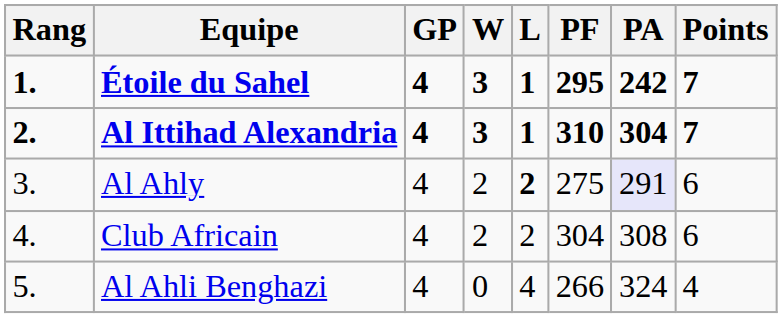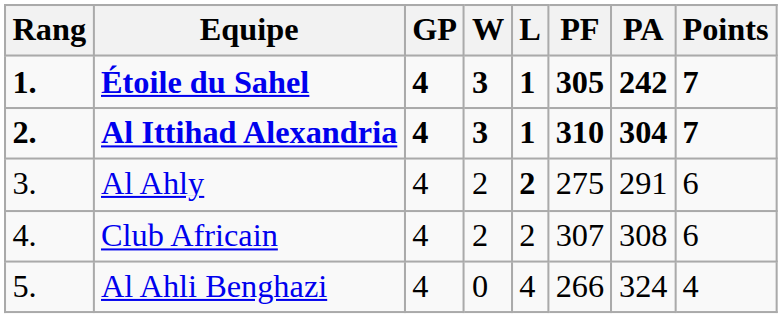(580, 81) 295 -> (580, 81) 305
(643, 183) lavender background -> (643, 183) no background
(580, 235) 304 -> (580, 235) 307
